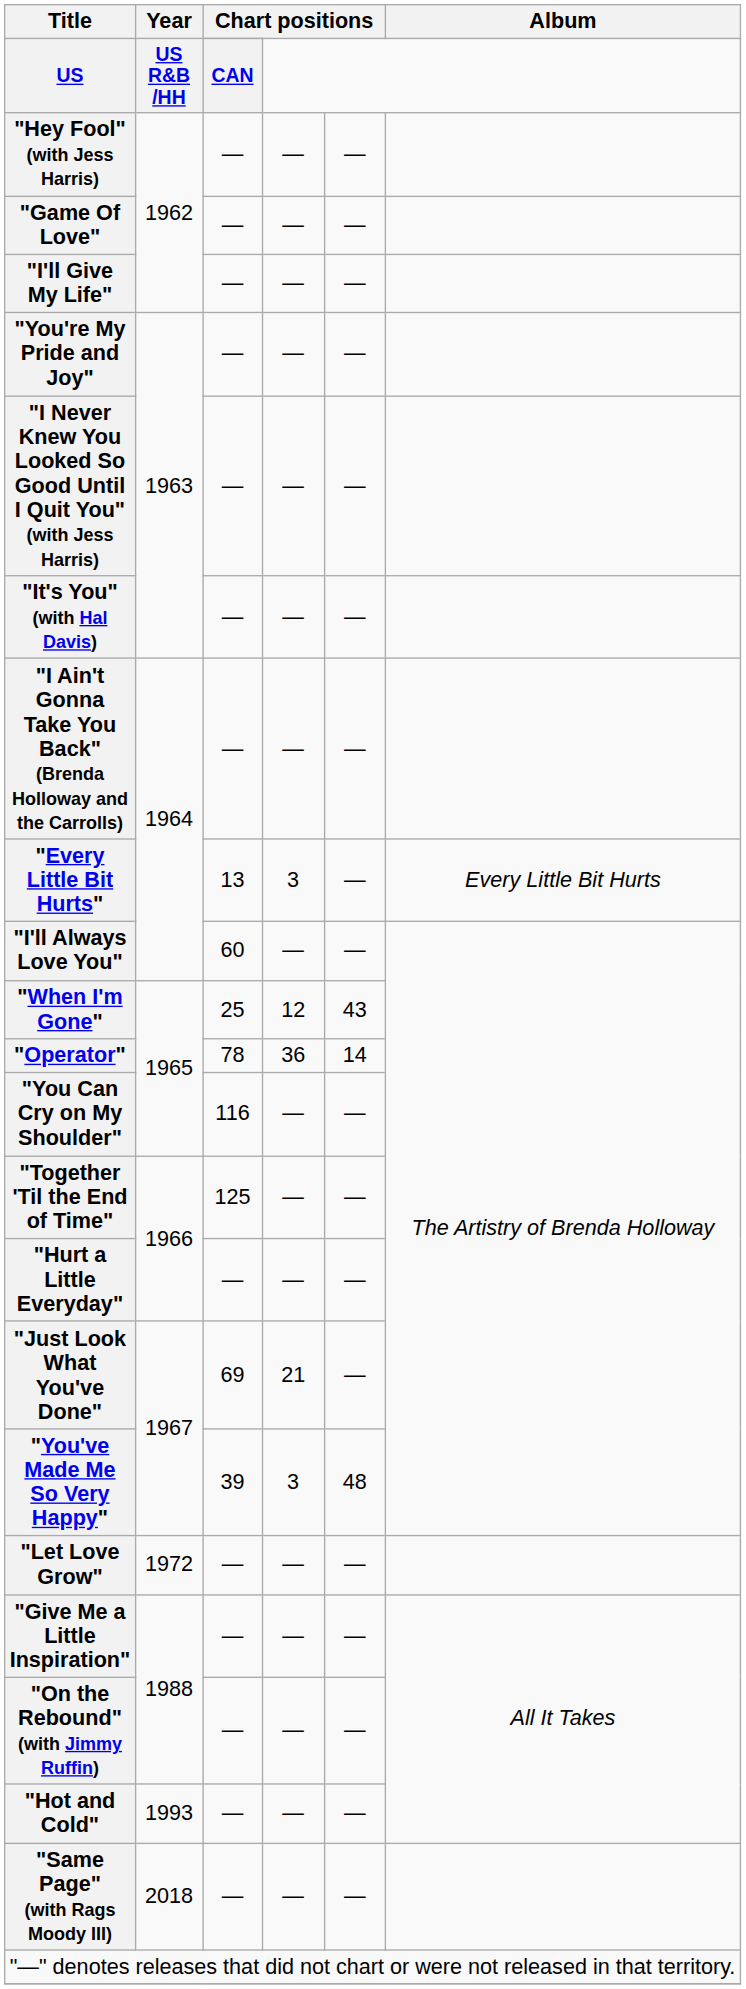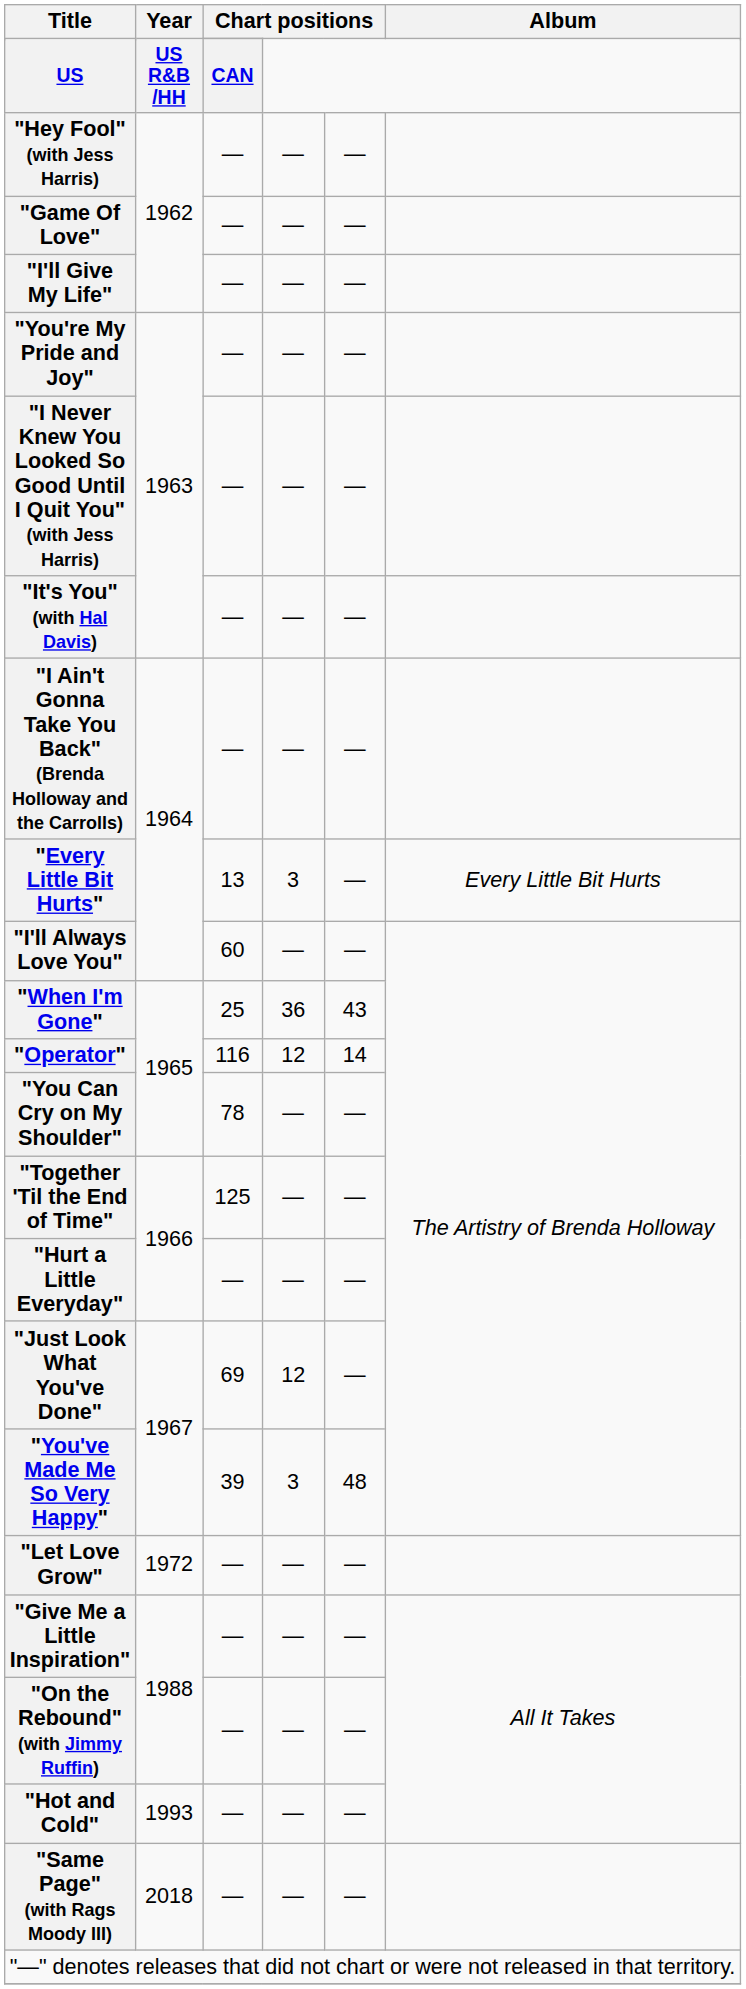(293, 1009) 12 -> (293, 1009) 36
(232, 1055) 78 -> (232, 1055) 116
(293, 1055) 36 -> (293, 1055) 12
(232, 1114) 116 -> (232, 1114) 78
(293, 1374) 21 -> (293, 1374) 12
